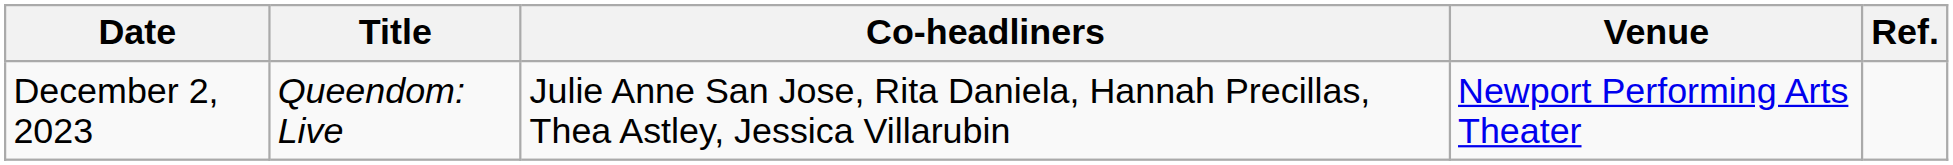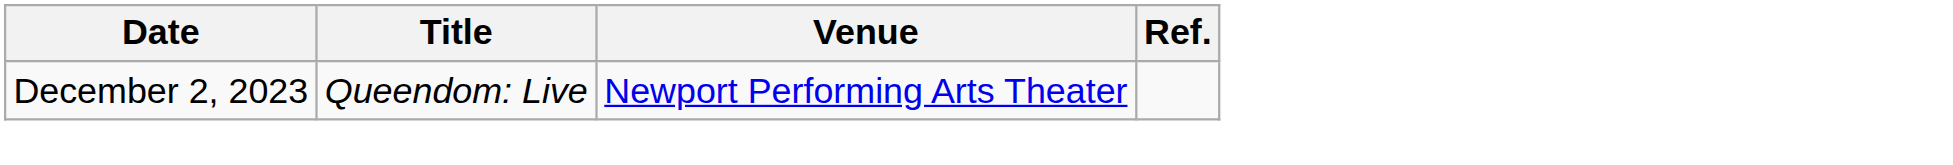- column: (986, 32)
